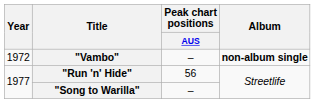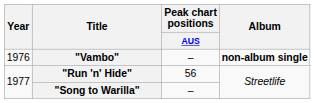(18, 57) 1972 -> (18, 57) 1976
